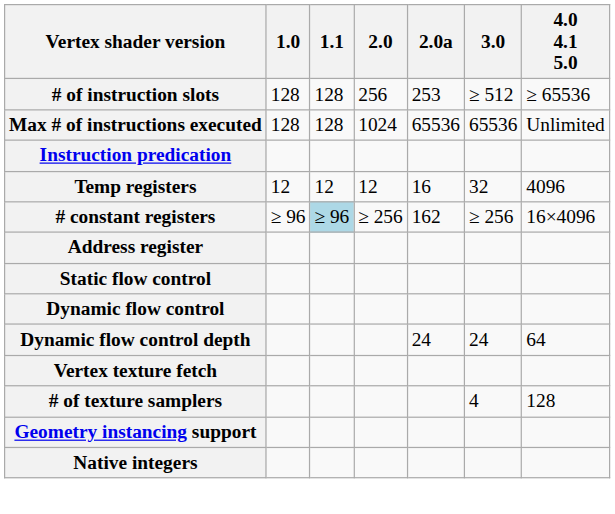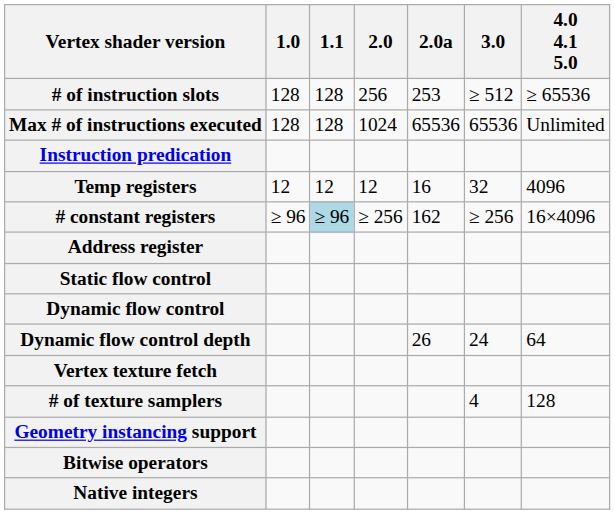(421, 339) 24 -> (421, 339) 26
+ row: (135, 462)
